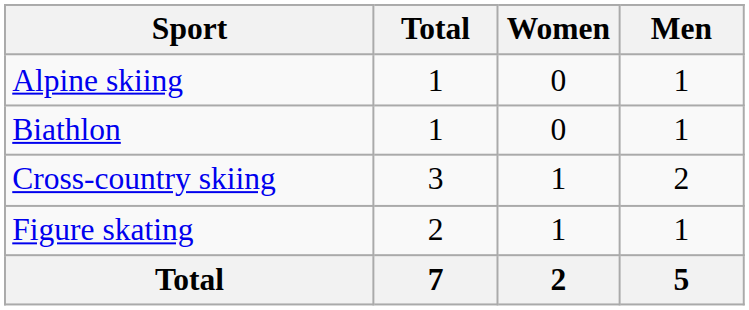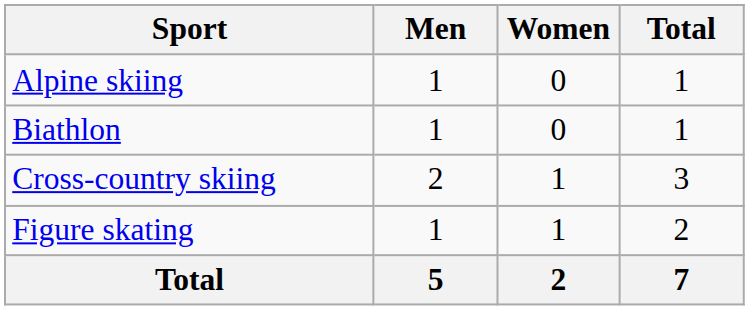columns swapped: (681, 29) <-> (436, 29)
